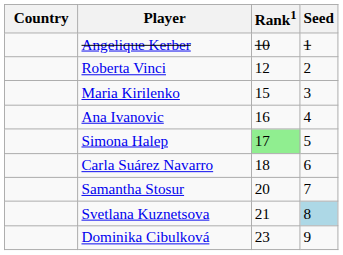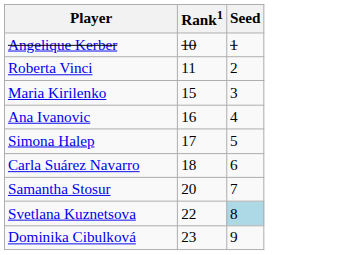- column: (41, 18)
(262, 68) 12 -> (189, 68) 11
(262, 141) lightgreen background -> (189, 141) no background
(262, 213) 21 -> (189, 213) 22
